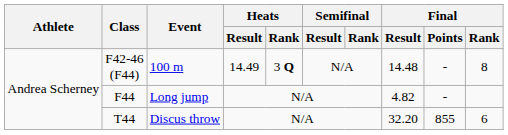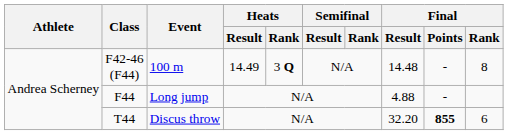(403, 97) 4.82 -> (403, 97) 4.88
(445, 118) normal -> (445, 118) bold
